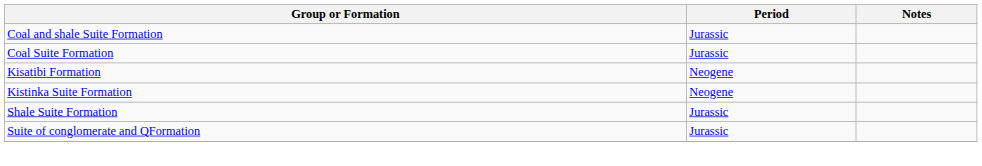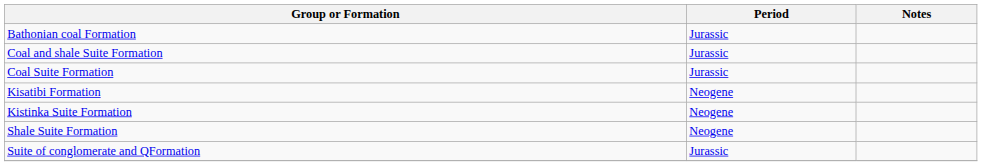+ row: (72, 33)
(709, 111) Jurassic -> (711, 131) Neogene
